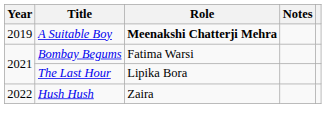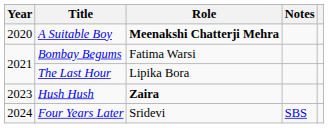(20, 34) 2019 -> (20, 34) 2020
(20, 93) 2022 -> (20, 93) 2023
(140, 93) normal -> (144, 93) bold
+ row: (81, 113)
